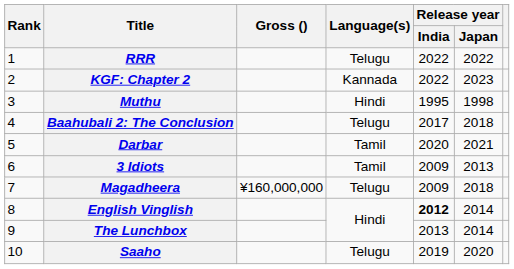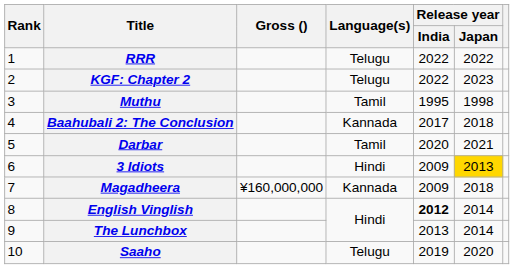(370, 79) Kannada -> (370, 79) Telugu
(370, 101) Hindi -> (370, 101) Tamil
(370, 123) Telugu -> (370, 123) Kannada
(370, 166) Tamil -> (370, 166) Hindi
(478, 166) no background -> (478, 166) gold background
(370, 187) Telugu -> (370, 187) Kannada
